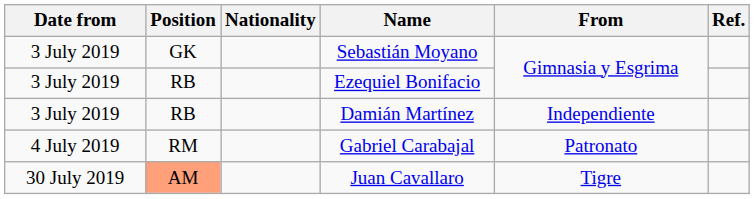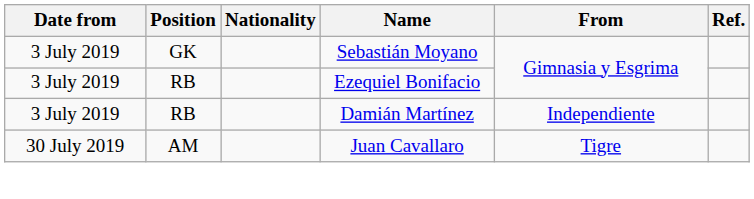- row: (407, 145)
(183, 177) lightsalmon background -> (183, 145) no background
